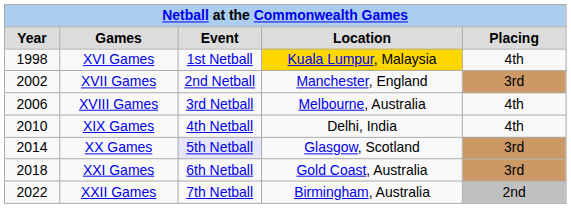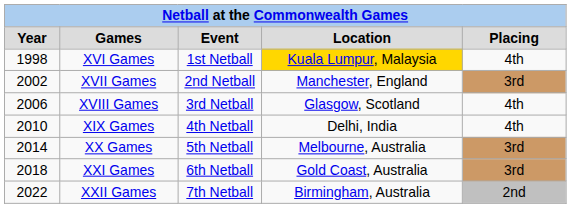(362, 104) Melbourne, Australia -> (362, 104) Glasgow, Scotland
(220, 148) lavender background -> (220, 148) no background
(362, 148) Glasgow, Scotland -> (362, 148) Melbourne, Australia
